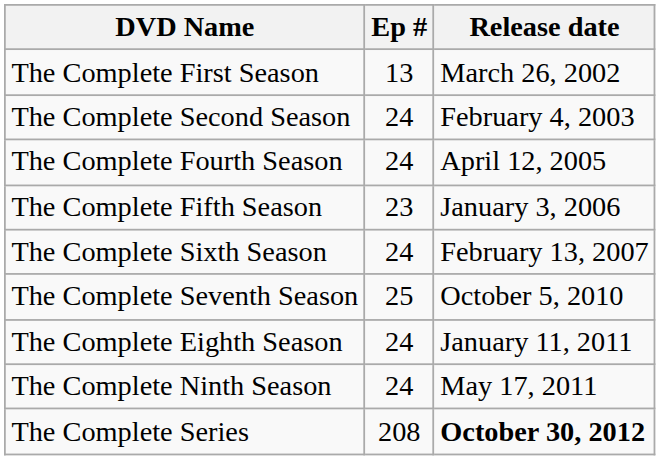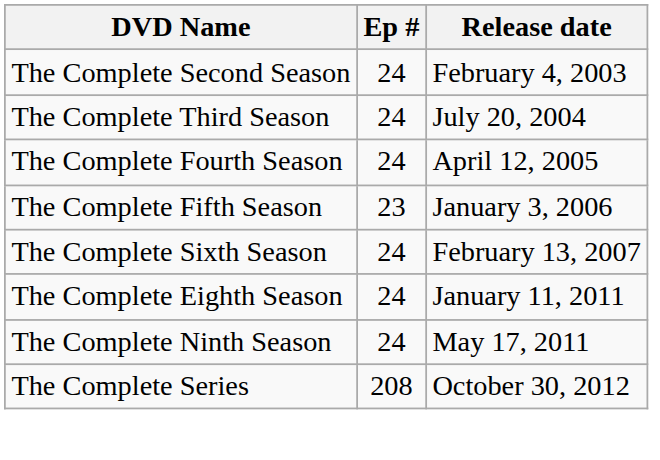- row: (165, 71)
+ row: (170, 116)
- row: (185, 296)
(543, 431) bold -> (531, 386) normal
